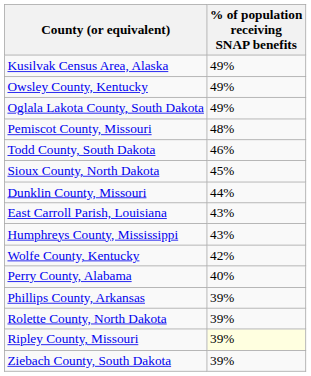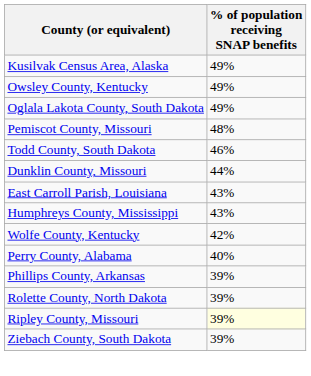- row: (83, 171)
